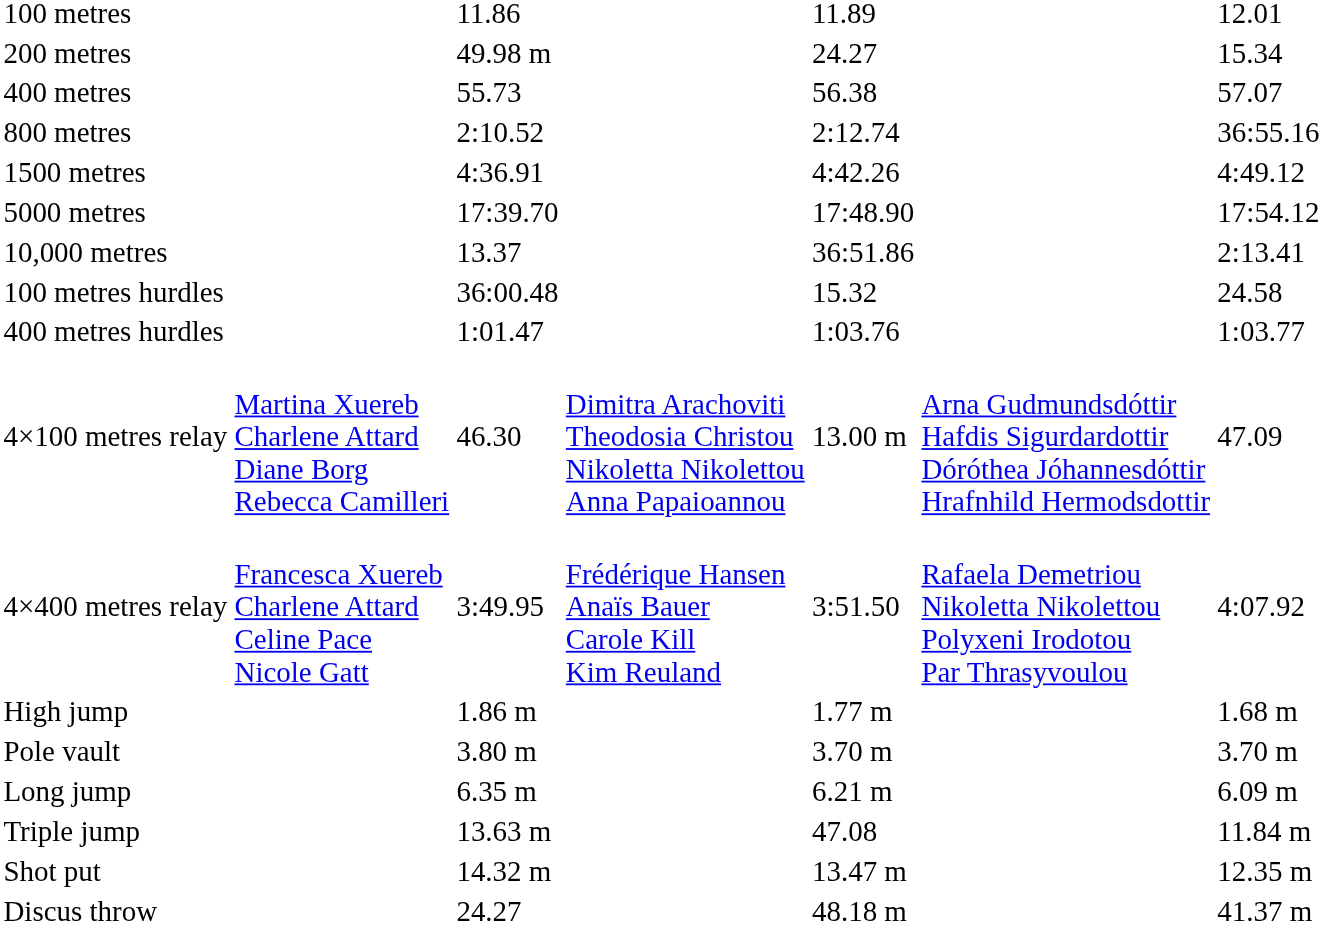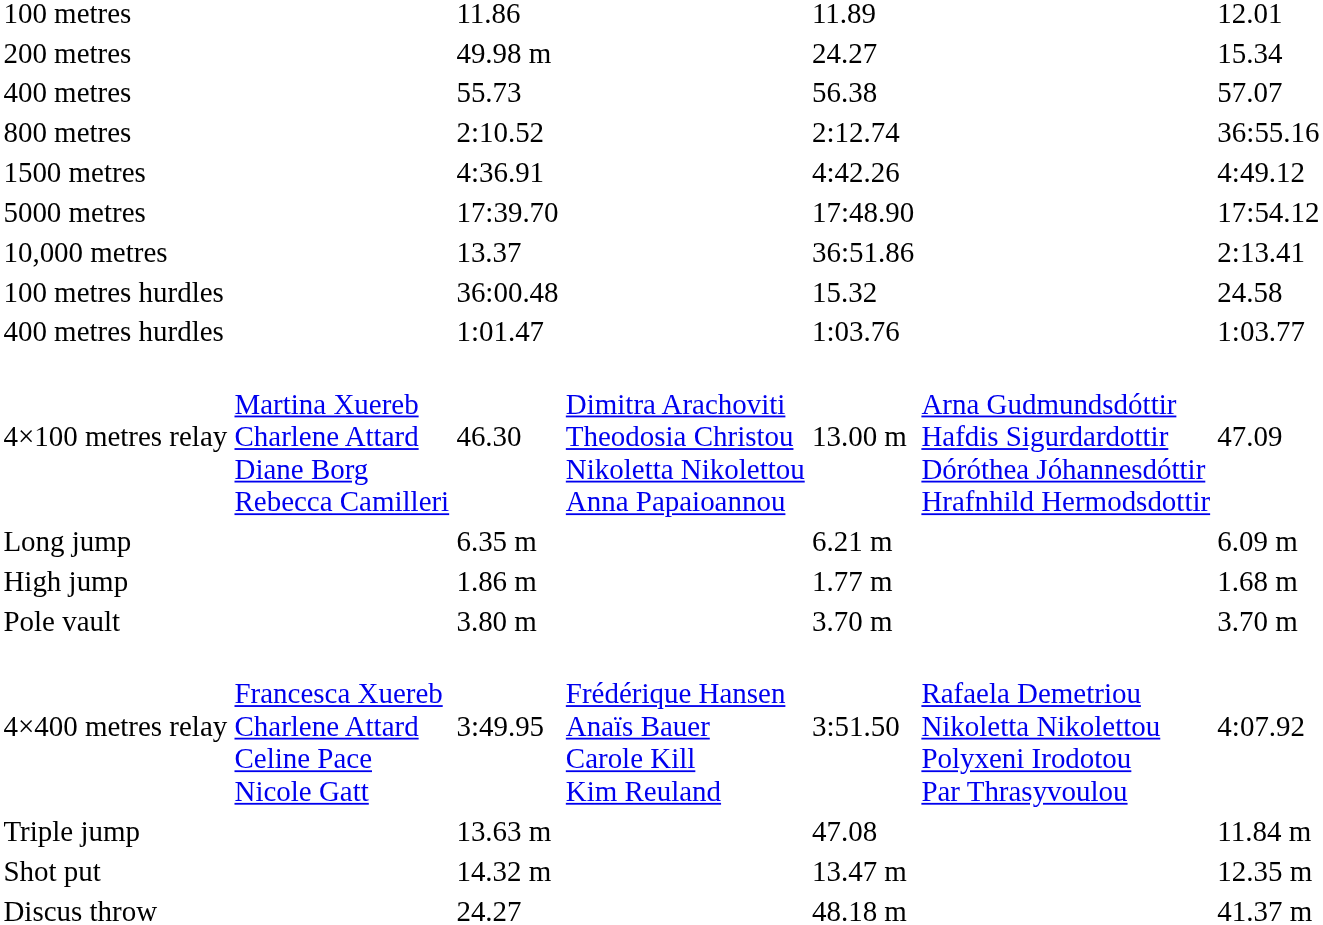rows swapped: (115, 606) <-> (67, 791)
